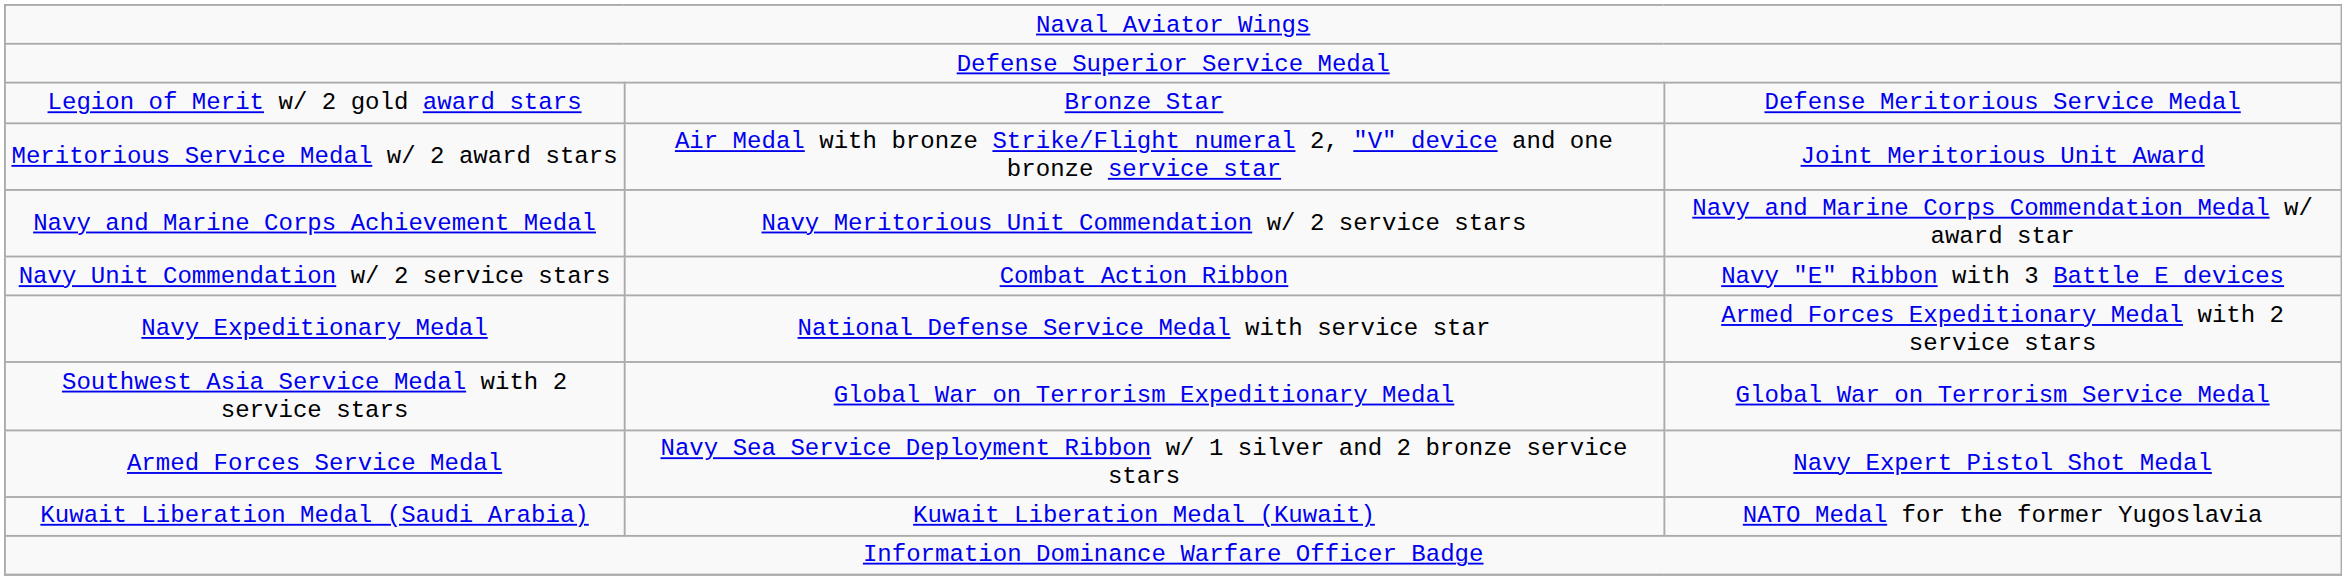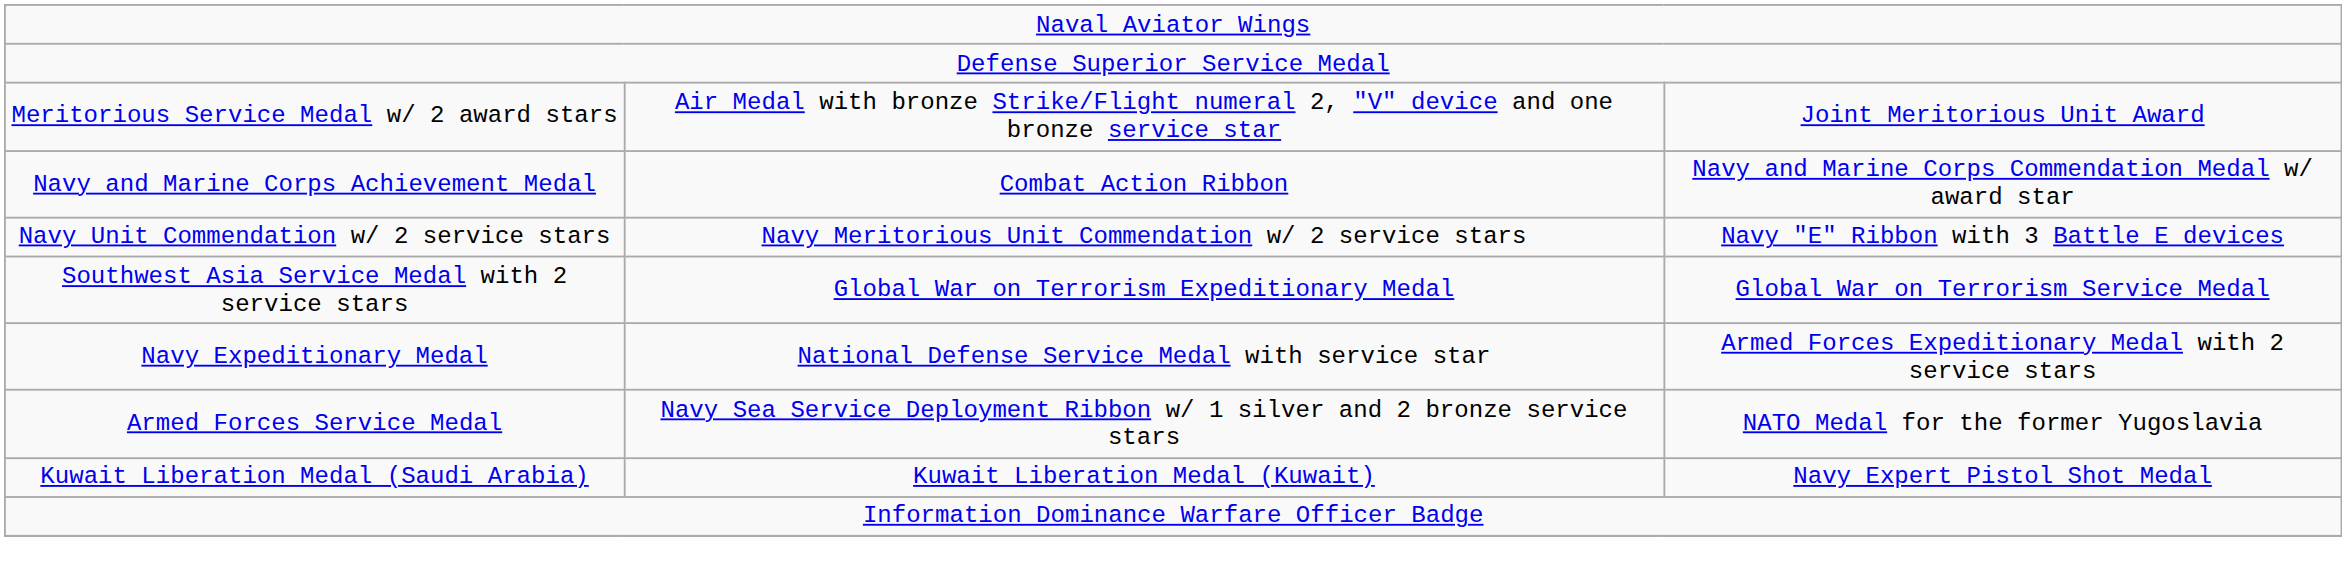- row: (315, 103)
(1144, 223) Navy Meritorious Unit Commendation w/ 2 service stars -> (1144, 184) Combat Action Ribbon
(1144, 276) Combat Action Ribbon -> (1144, 237) Navy Meritorious Unit Commendation w/ 2 service stars
rows swapped: (315, 329) <-> (315, 396)
(2003, 463) Navy Expert Pistol Shot Medal -> (2003, 424) NATO Medal for the former Yugoslavia
(2003, 516) NATO Medal for the former Yugoslavia -> (2003, 477) Navy Expert Pistol Shot Medal
